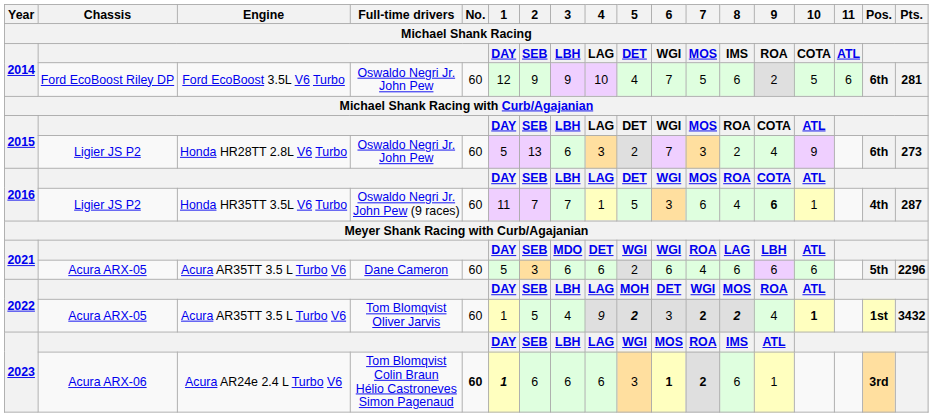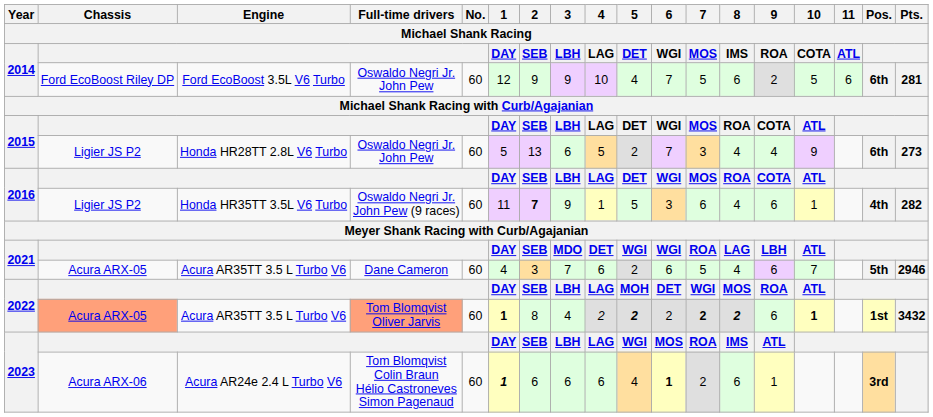(601, 151) 3 -> (601, 151) 5
(737, 151) 2 -> (737, 151) 4
(535, 204) normal -> (535, 204) bold
(568, 204) 7 -> (568, 204) 9
(774, 204) bold -> (774, 204) normal
(912, 204) 287 -> (912, 204) 282
(504, 269) 5 -> (504, 269) 4
(568, 269) 6 -> (568, 269) 7
(703, 269) 4 -> (703, 269) 5
(737, 269) 6 -> (737, 269) 4
(814, 269) 6 -> (814, 269) 7
(912, 269) 2296 -> (912, 269) 2946
(107, 315) no background -> (107, 315) lightsalmon background
(406, 315) no background -> (406, 315) lightsalmon background
(504, 315) normal -> (504, 315) bold
(535, 315) 5 -> (535, 315) 8
(601, 315) 9 -> (601, 315) 2
(669, 315) 3 -> (669, 315) 2
(774, 315) 4 -> (774, 315) 6
(475, 381) bold -> (475, 381) normal
(635, 381) 3 -> (635, 381) 4
(703, 381) bold -> (703, 381) normal
